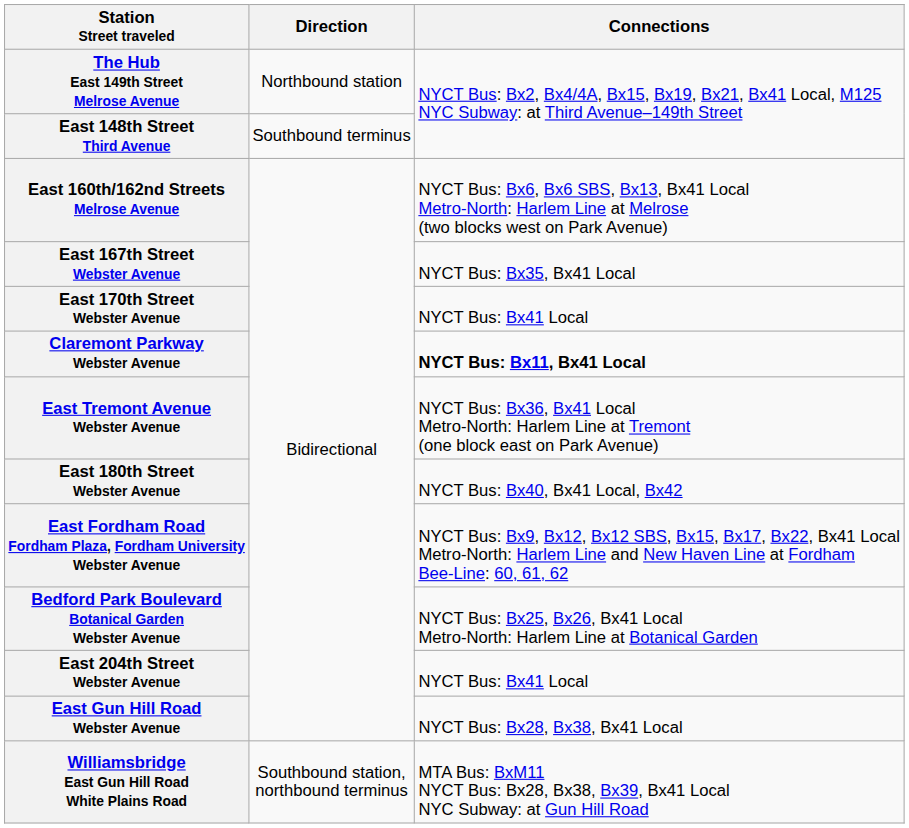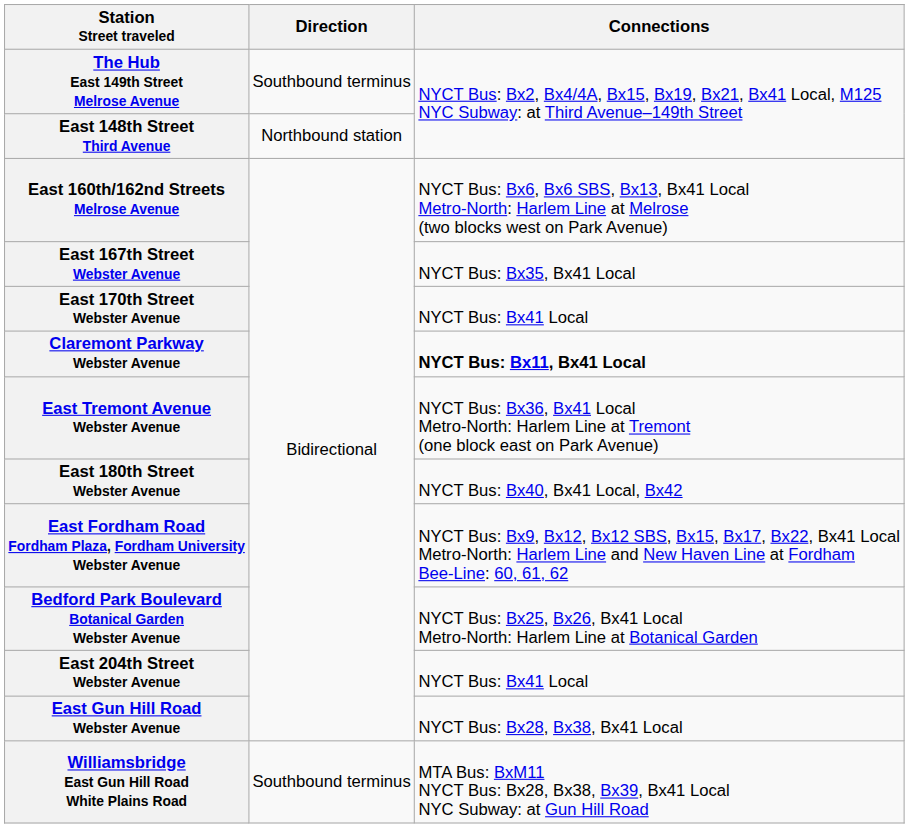(332, 81) Northbound station -> (332, 81) Southbound terminus
(332, 135) Southbound terminus -> (332, 135) Northbound station
(332, 781) Southbound station, northbound terminus -> (332, 781) Southbound terminus
